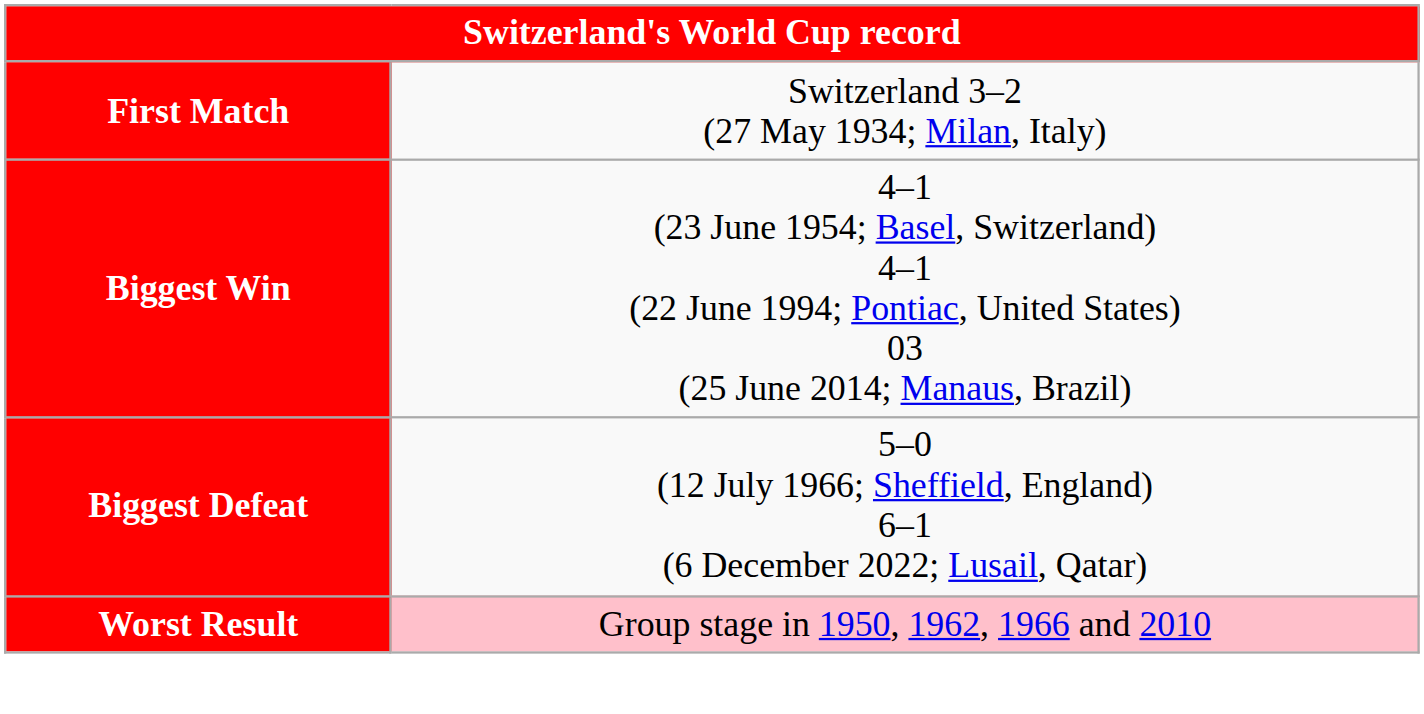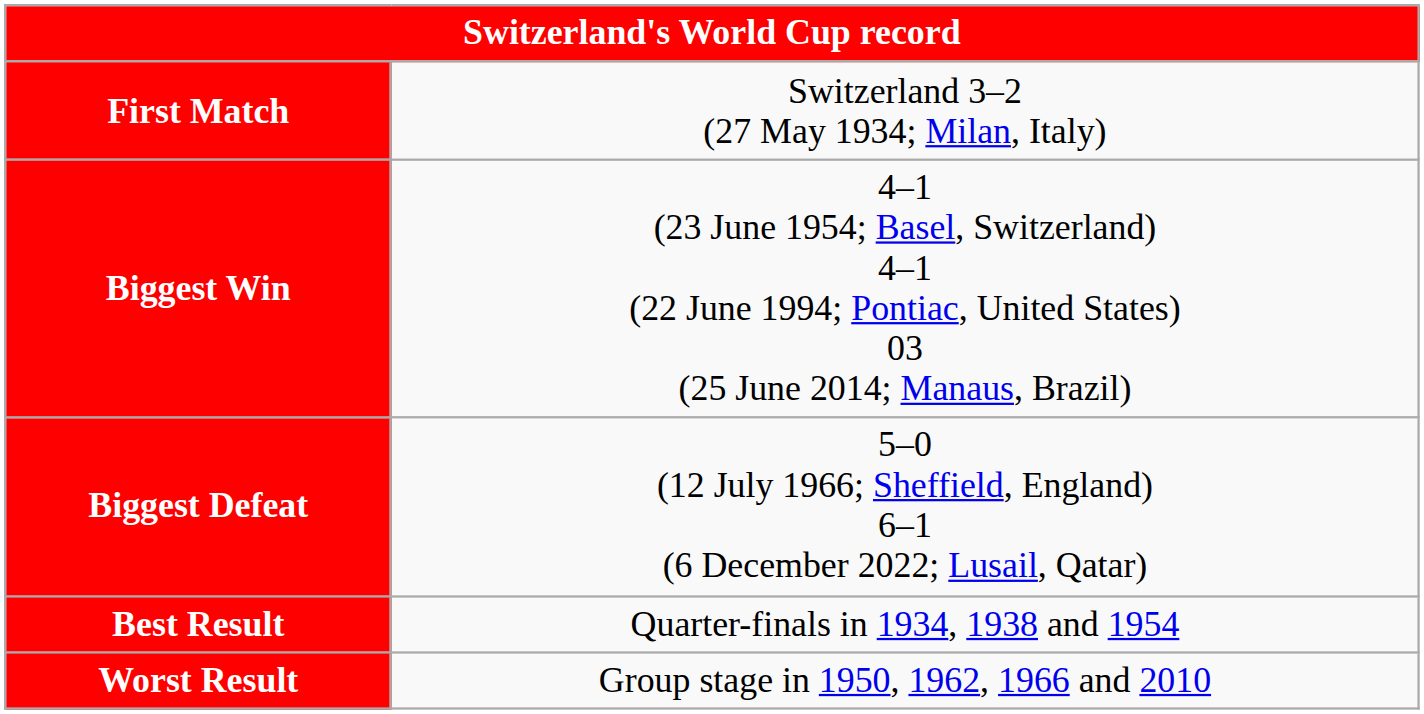+ row: (198, 623)
(905, 623) pink background -> (905, 680) no background
